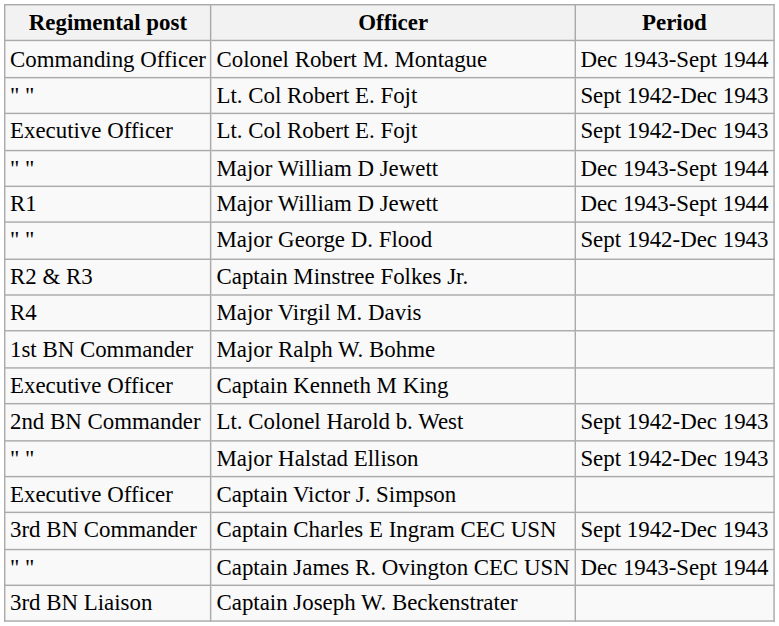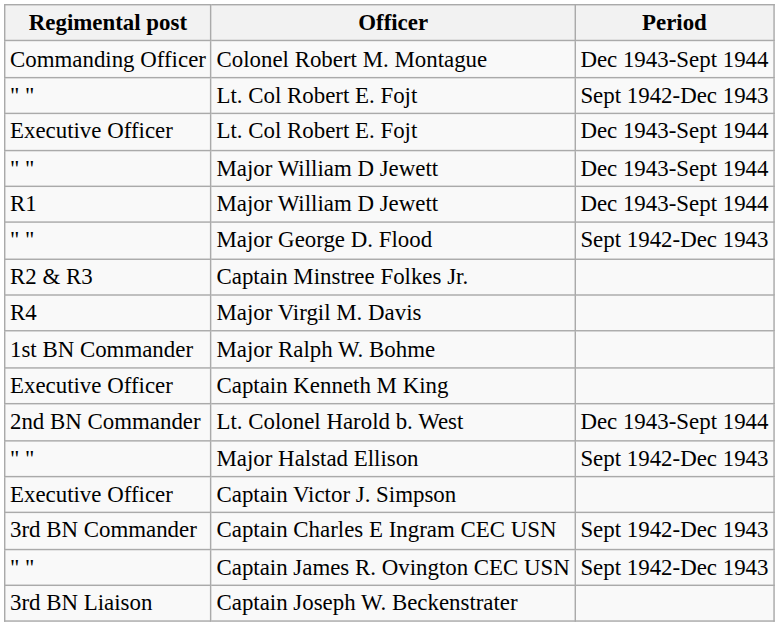(674, 131) Sept 1942-Dec 1943 -> (674, 131) Dec 1943-Sept 1944
(674, 421) Sept 1942-Dec 1943 -> (674, 421) Dec 1943-Sept 1944
(674, 566) Dec 1943-Sept 1944 -> (674, 566) Sept 1942-Dec 1943
